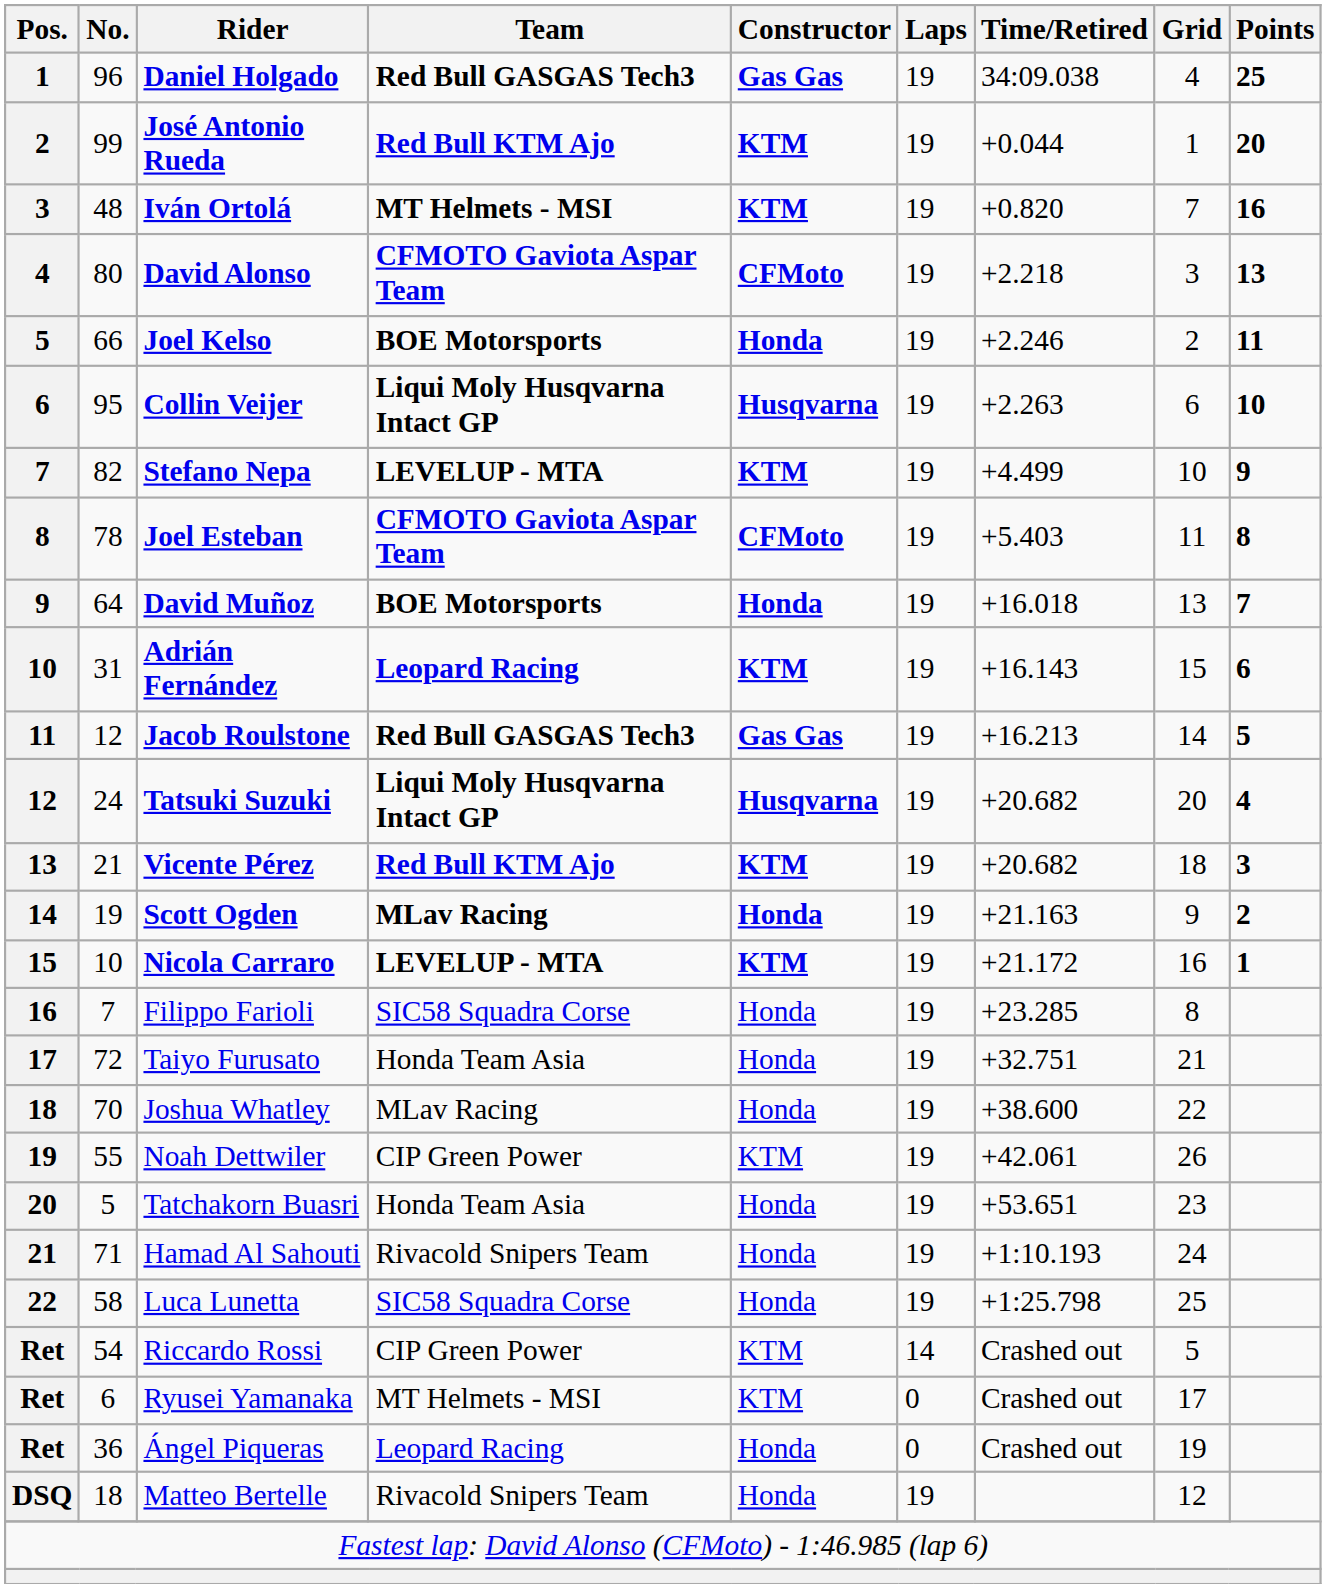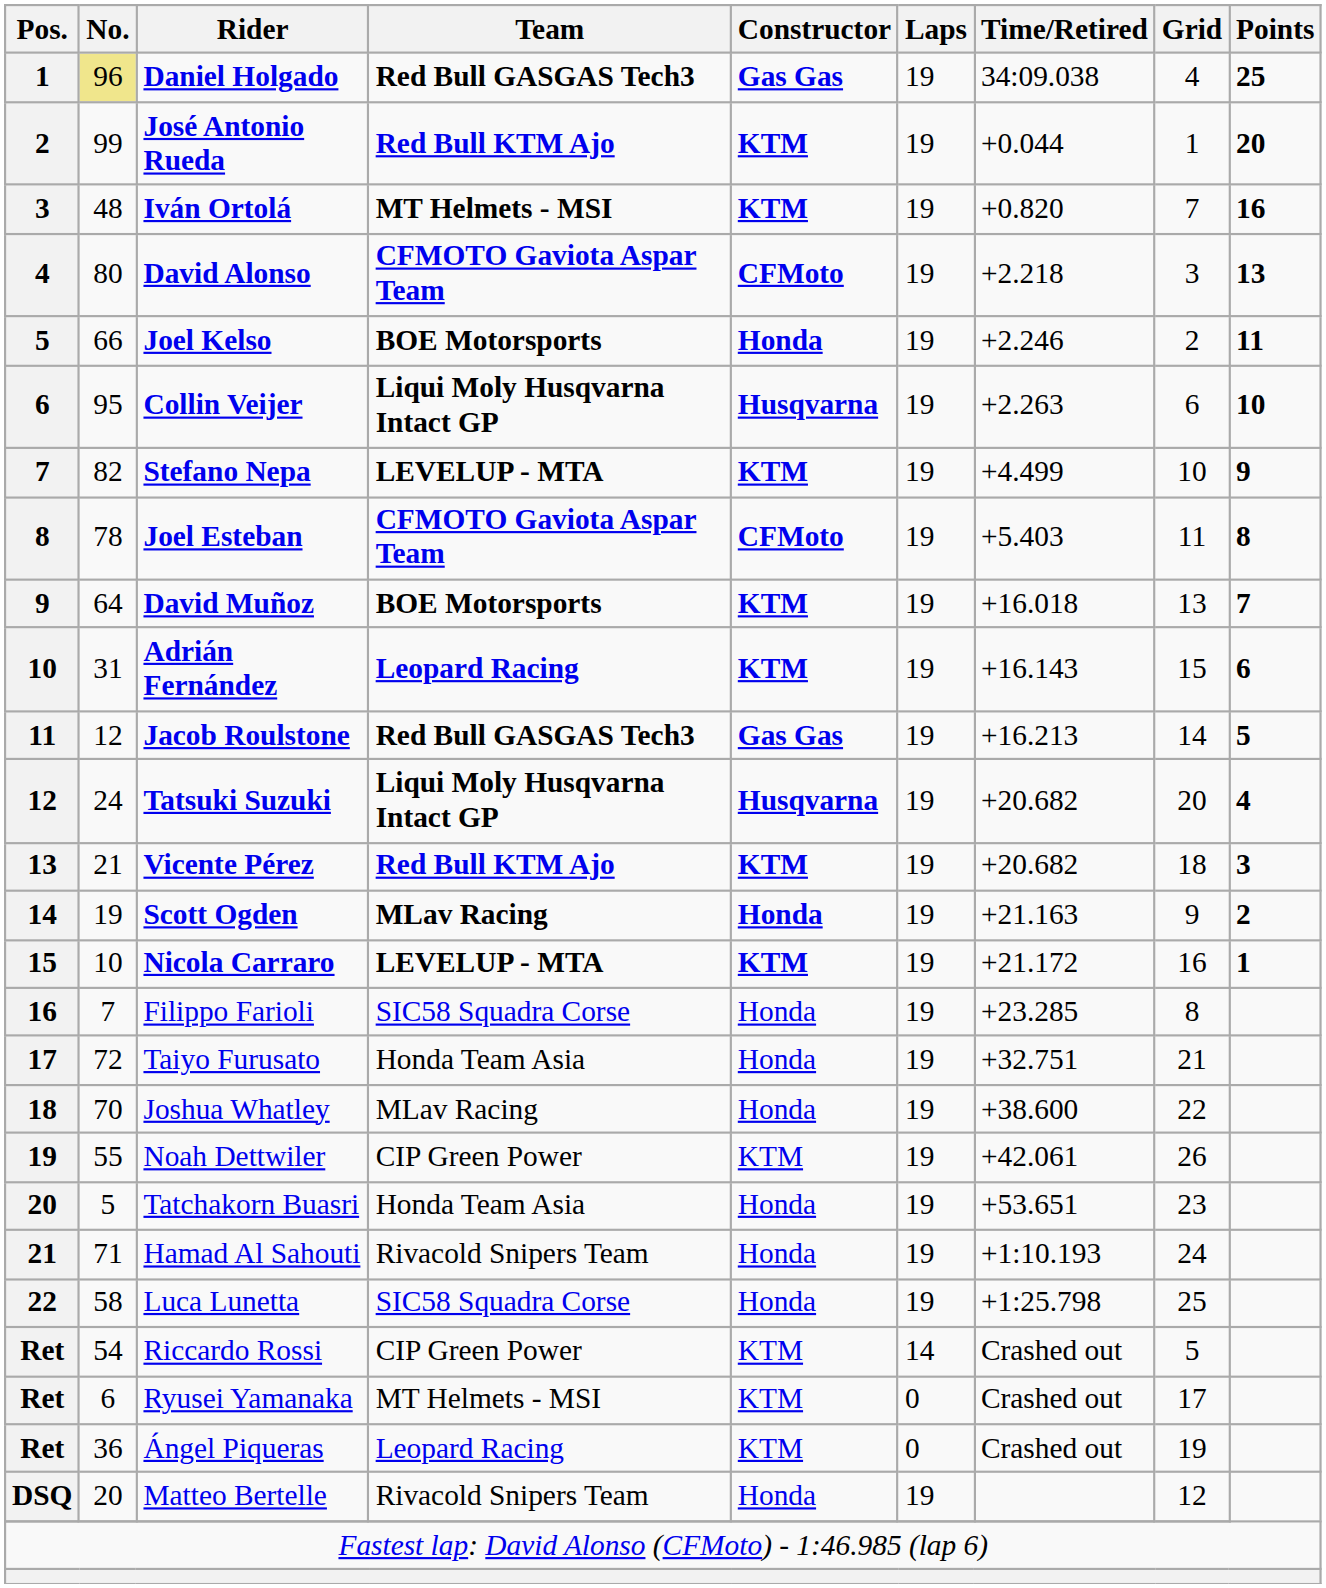(108, 76) no background -> (108, 76) khaki background
(780, 602) Honda -> (773, 602) KTM
(777, 1447) Honda -> (770, 1447) KTM
(108, 1495) 18 -> (108, 1495) 20
